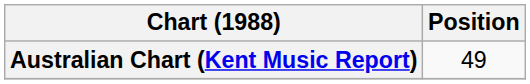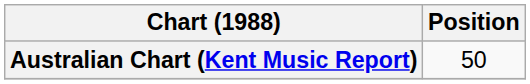(474, 59) 49 -> (474, 59) 50
